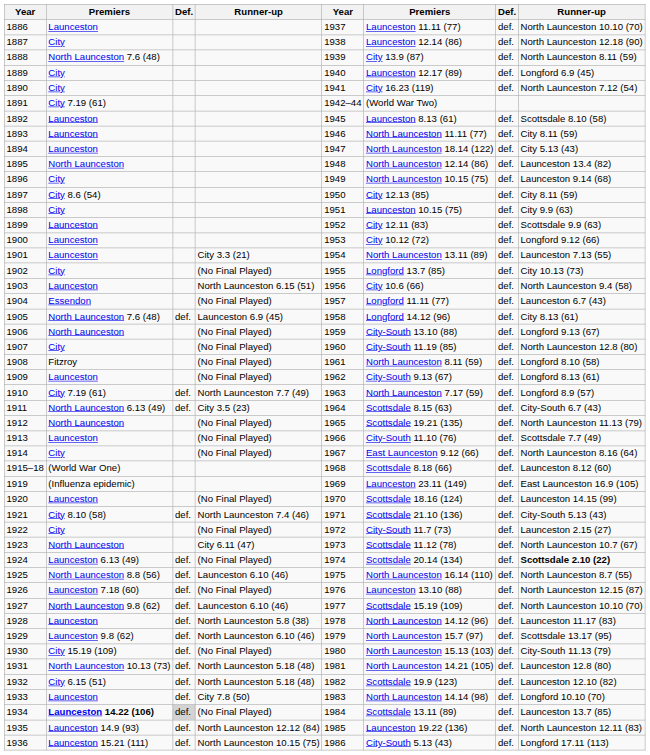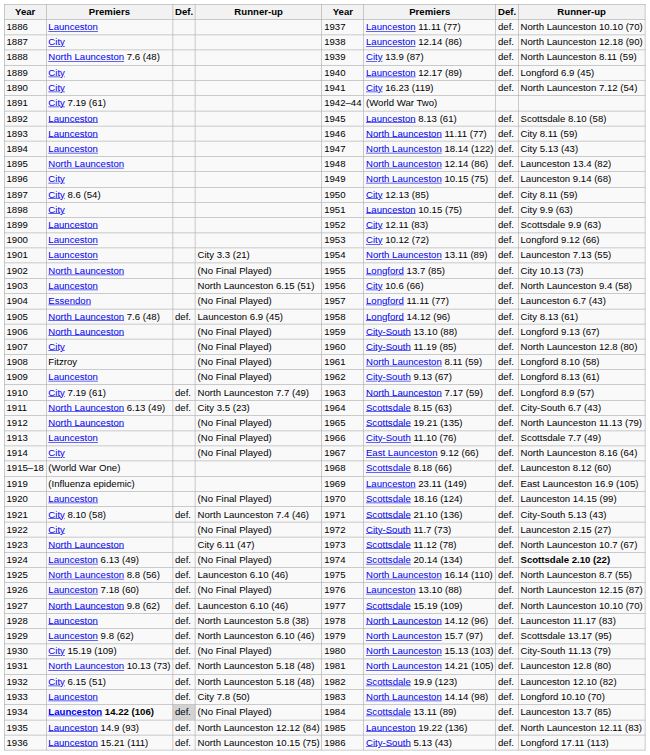(57, 270) City -> (86, 270) North Launceston
